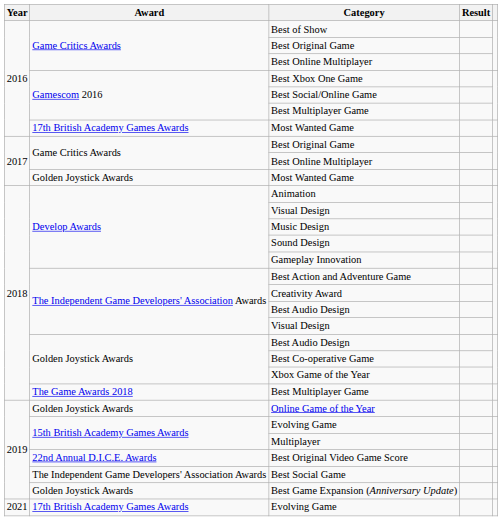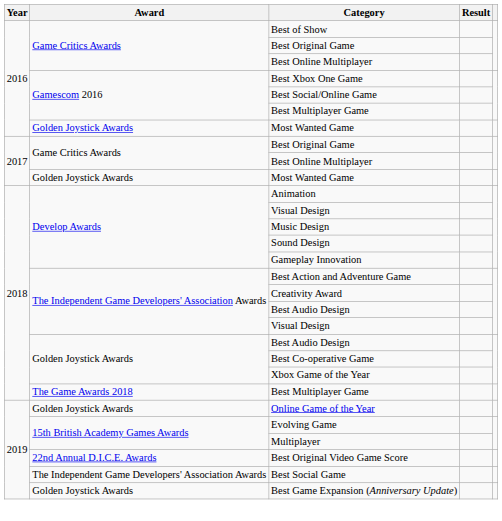(110, 128) 17th British Academy Games Awards -> (83, 128) Golden Joystick Awards
- row: (17, 507)
